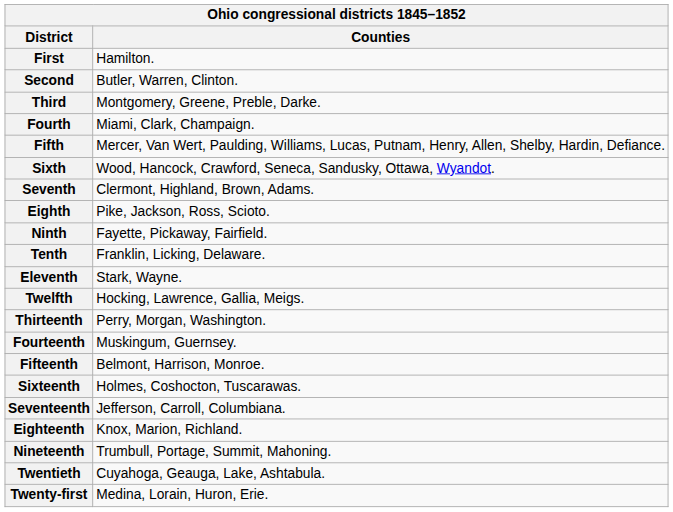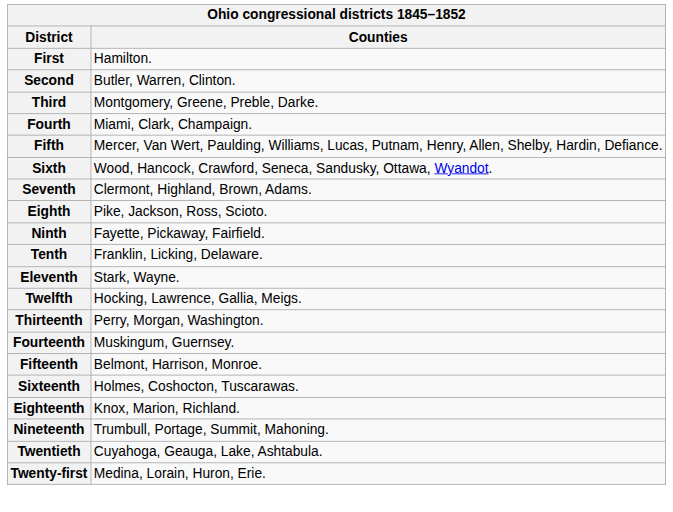- row: (49, 408)
